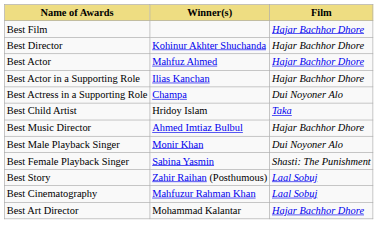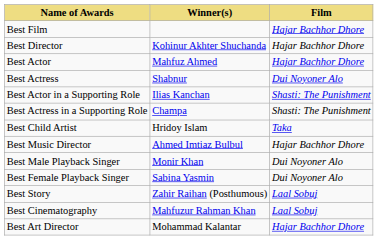+ row: (33, 78)
(318, 78) Hajar Bachhor Dhore -> (321, 95) Shasti: The Punishment
(307, 95) Dui Noyoner Alo -> (321, 111) Shasti: The Punishment
(321, 161) Shasti: The Punishment -> (307, 177) Dui Noyoner Alo
